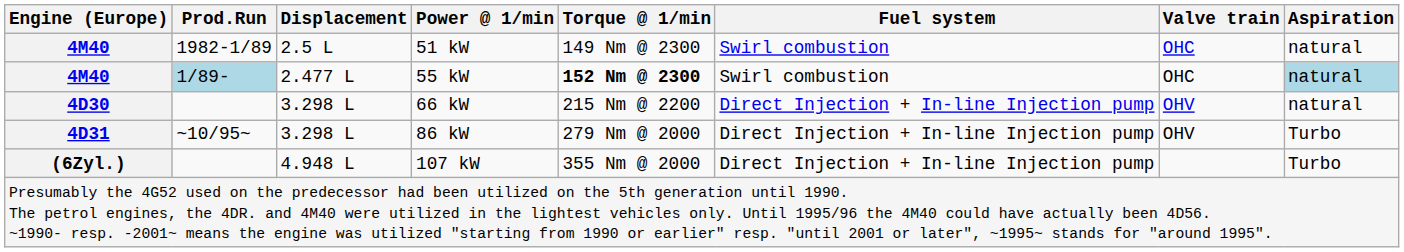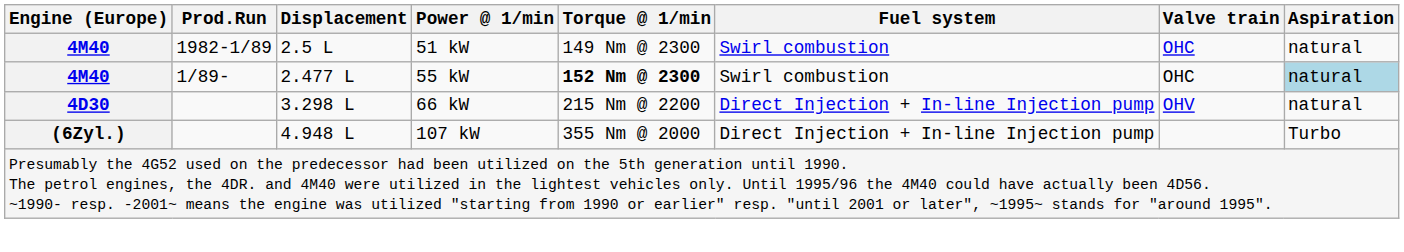(203, 77) lightblue background -> (203, 77) no background
- row: (443, 134)
